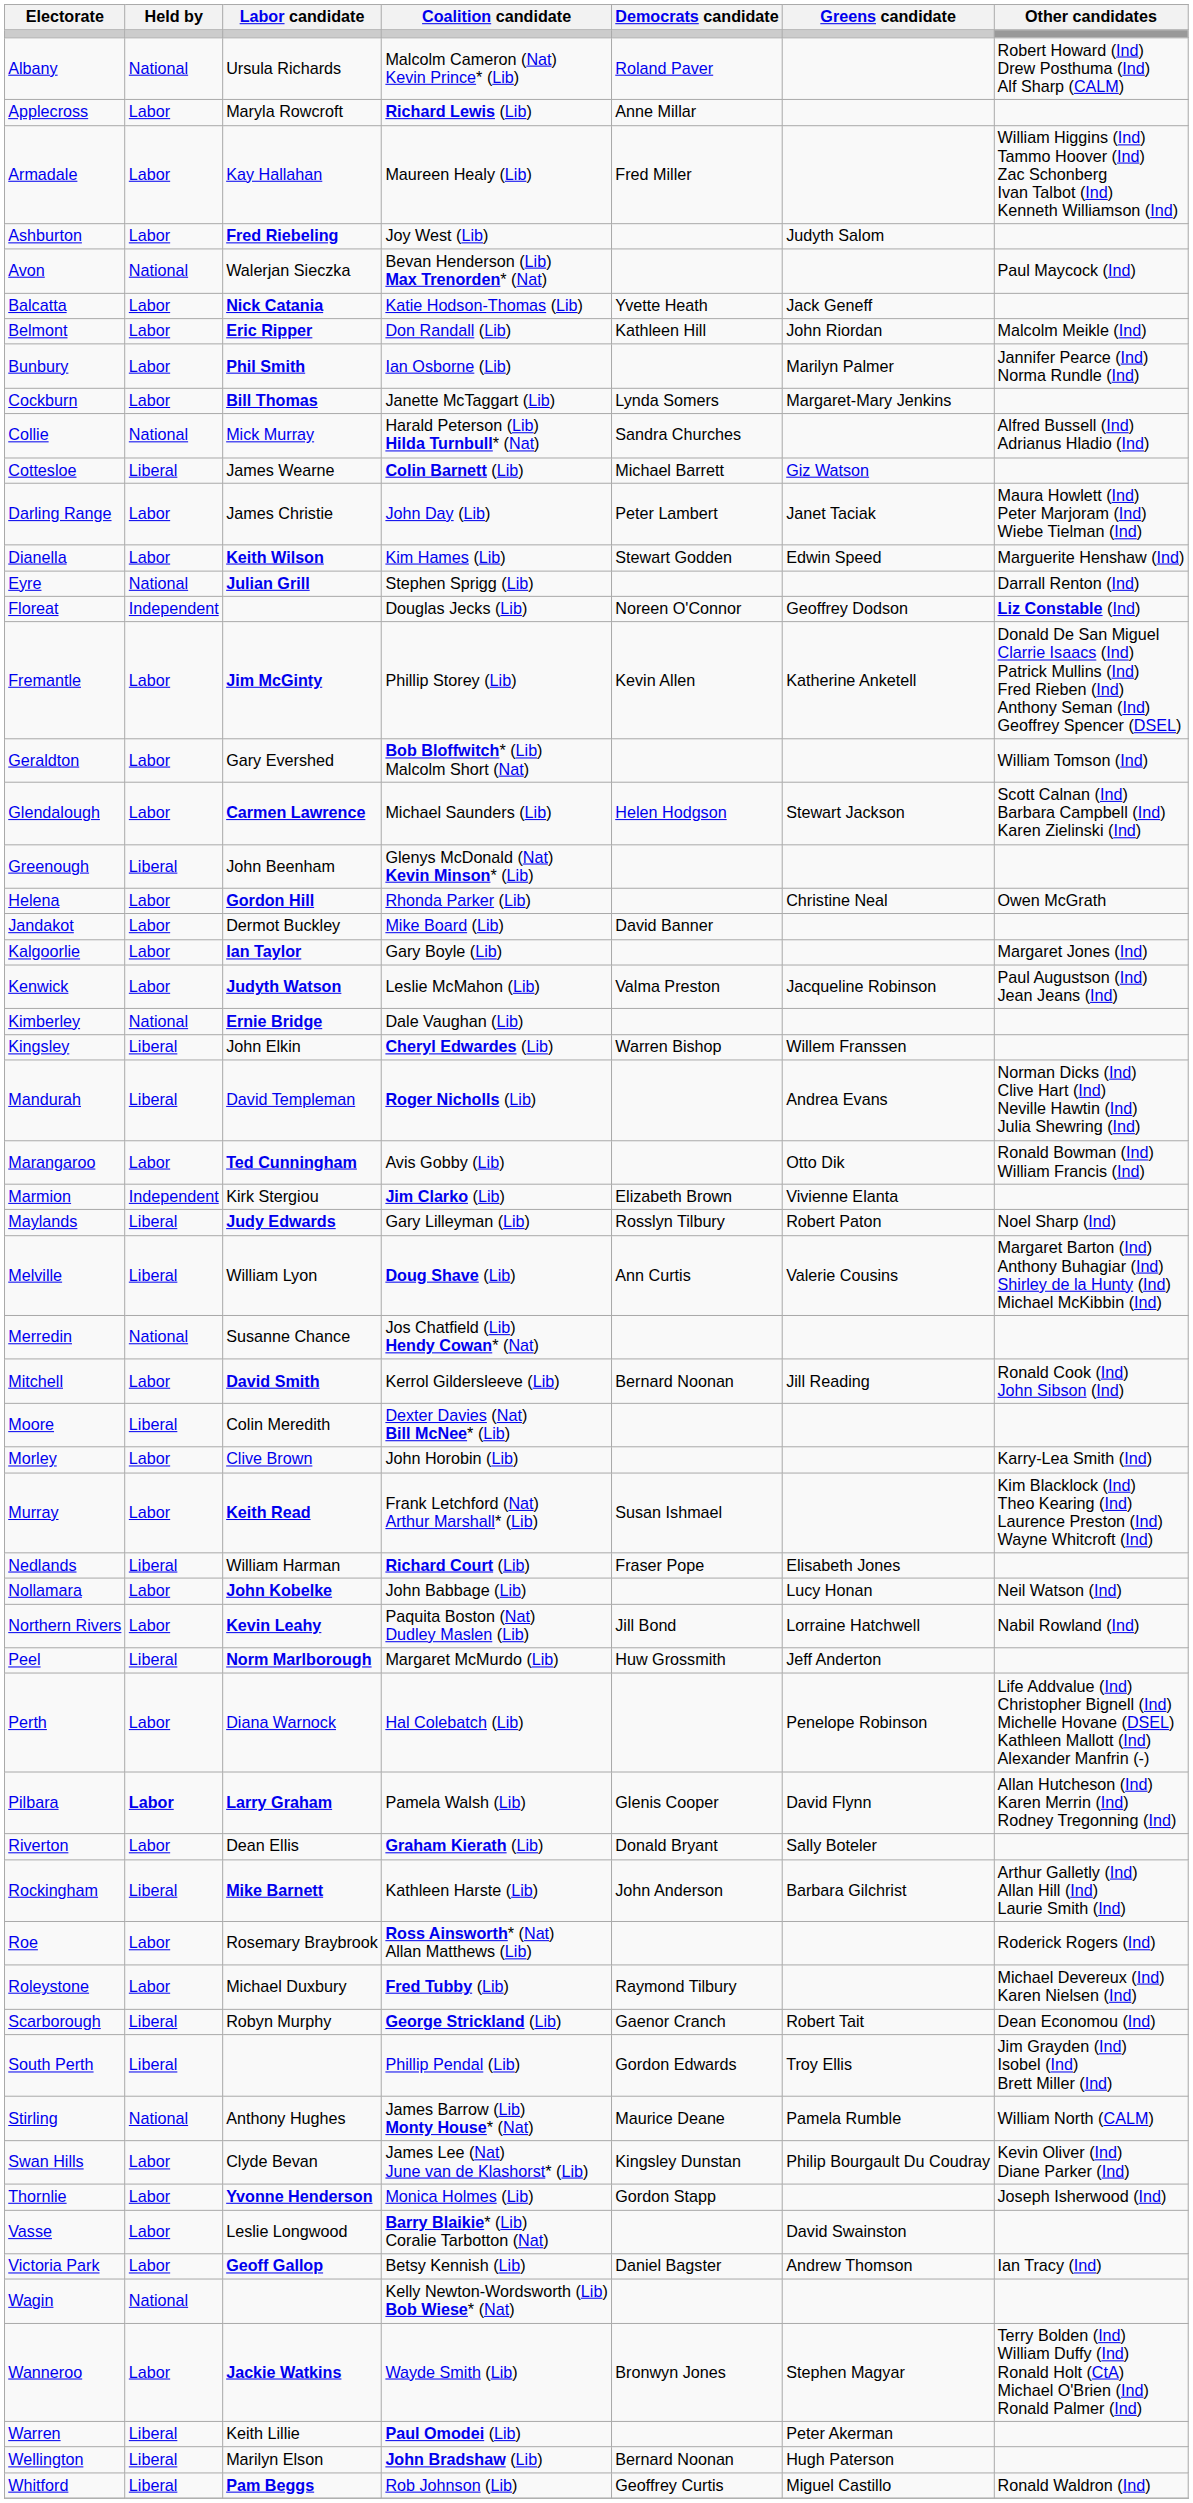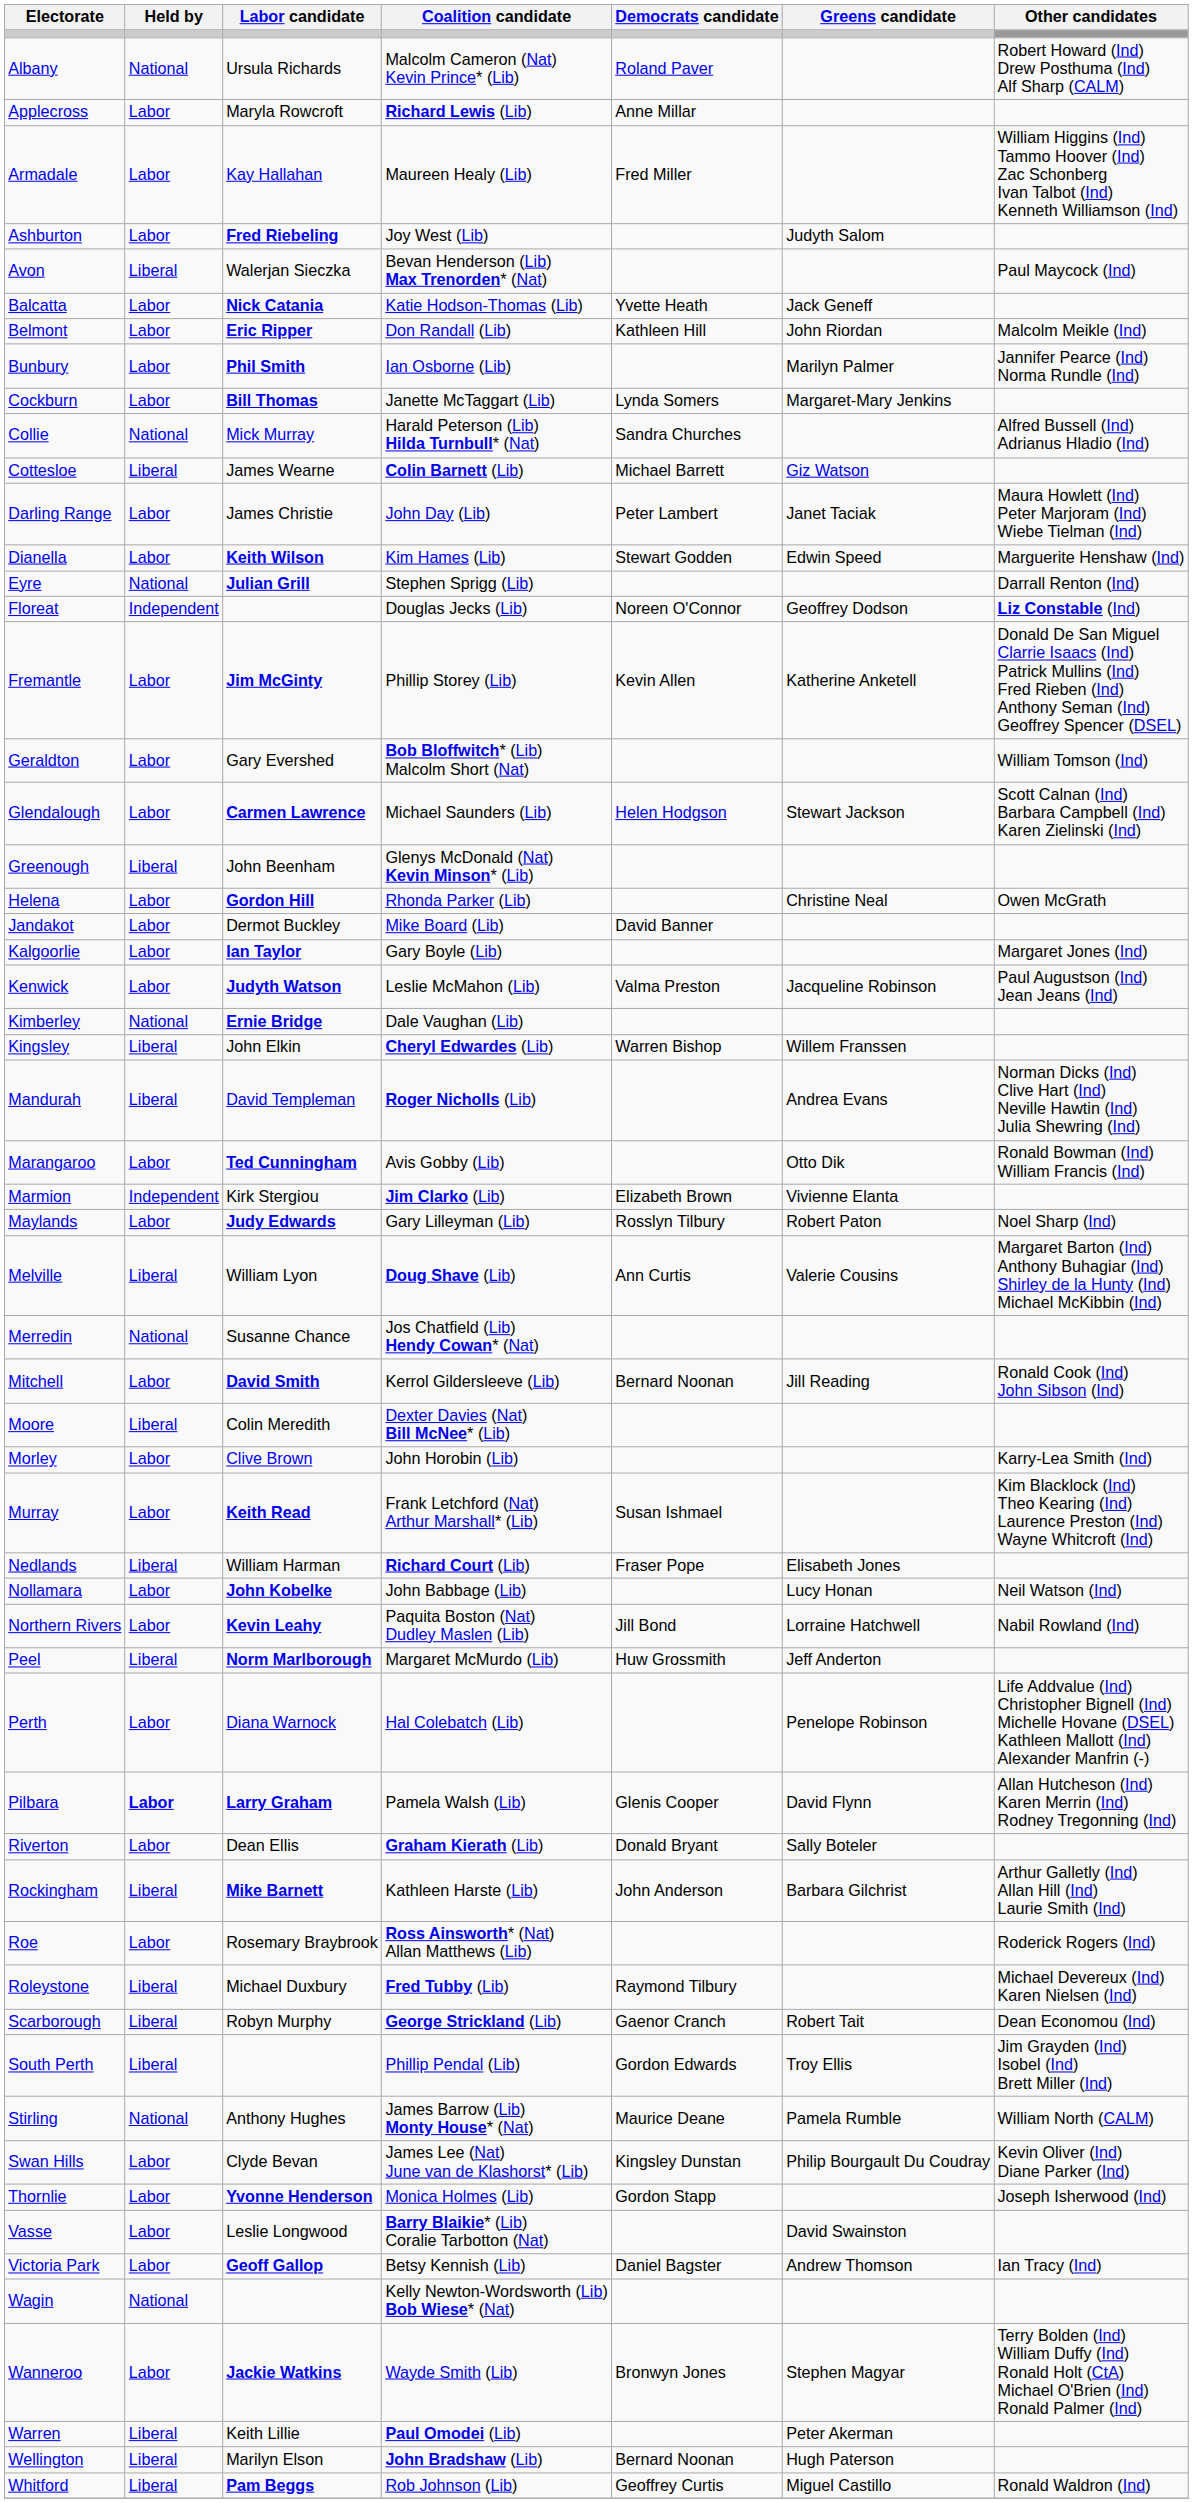(158, 271) National -> (153, 271) Liberal
(153, 1222) Liberal -> (149, 1222) Labor
(149, 1987) Labor -> (153, 1987) Liberal
